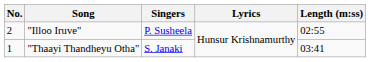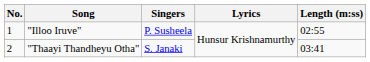(9, 31) 2 -> (9, 31) 1
(9, 48) 1 -> (9, 48) 2
